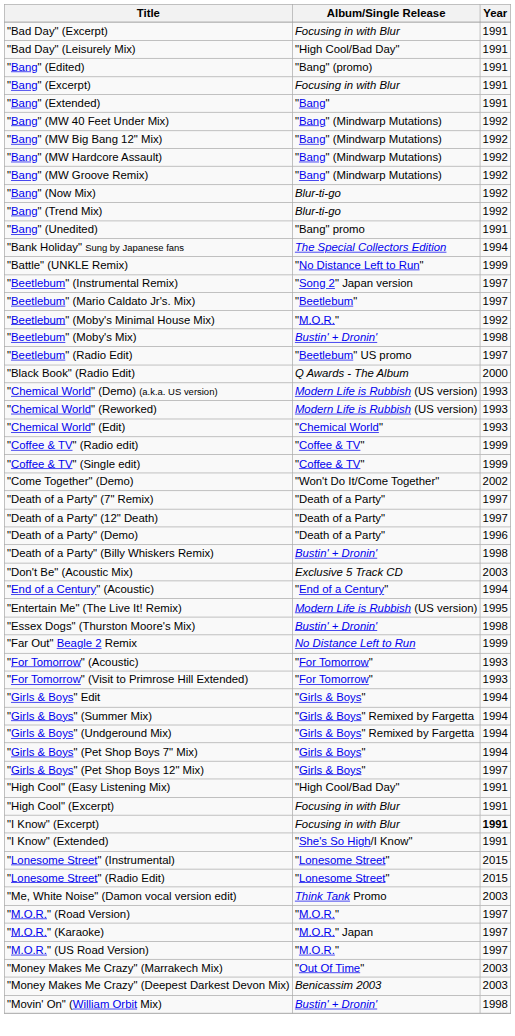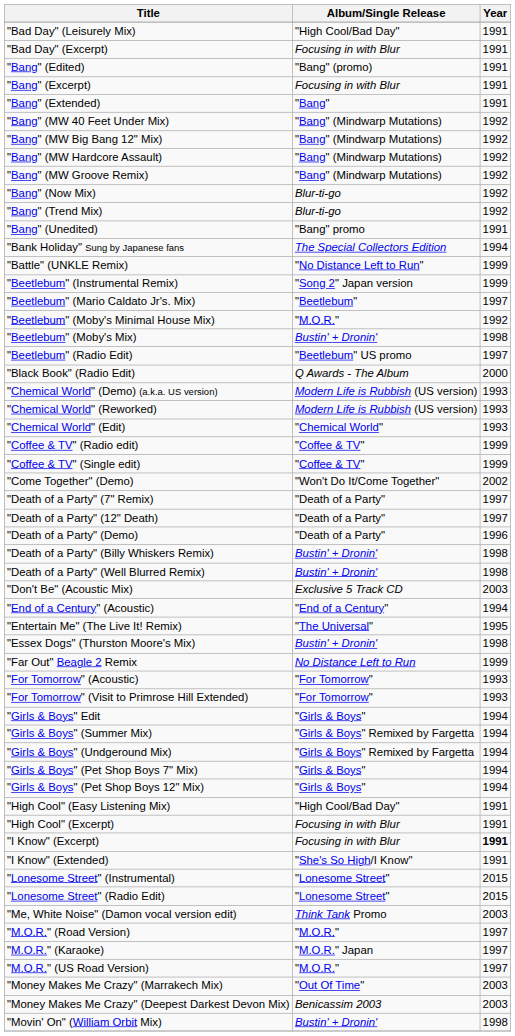rows swapped: (57, 31) <-> (71, 49)
(495, 283) 1997 -> (495, 283) 1999
+ row: (106, 572)
(386, 608) Modern Life is Rubbish (US version) -> (334, 626) "The Universal"
(495, 770) 1997 -> (495, 788) 1994
